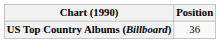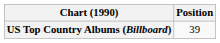(195, 30) 36 -> (195, 30) 39
